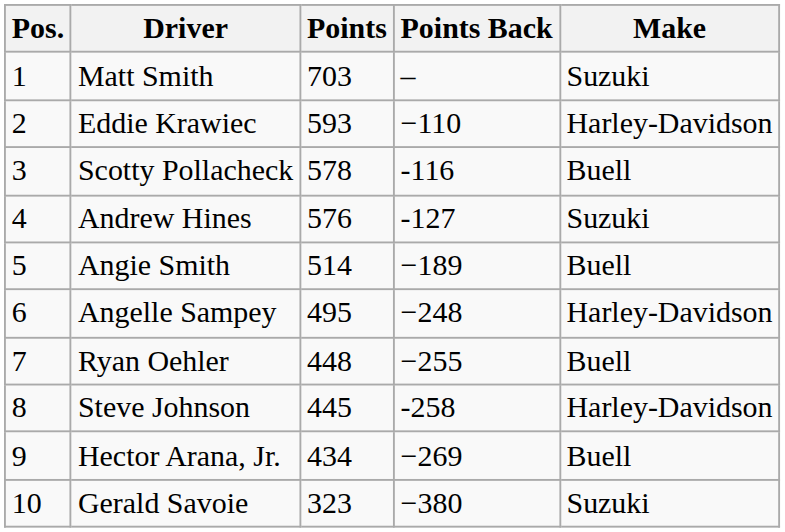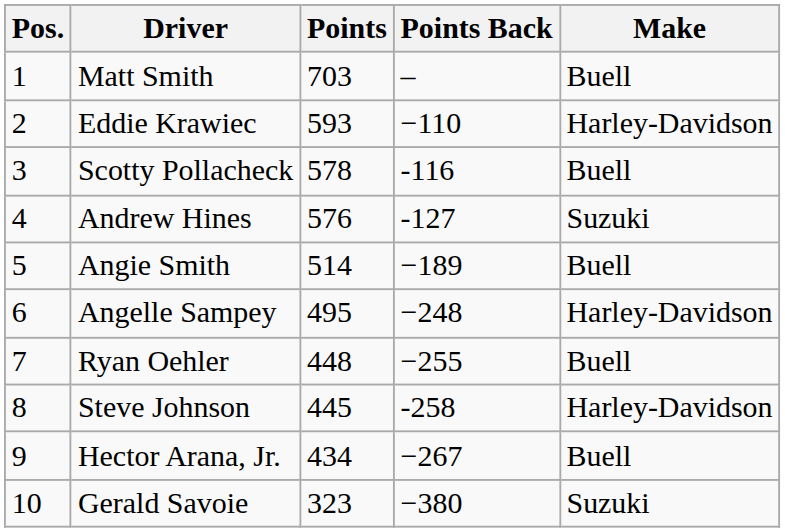(608, 75) Suzuki -> (599, 75) Buell
(431, 455) −269 -> (431, 455) −267
